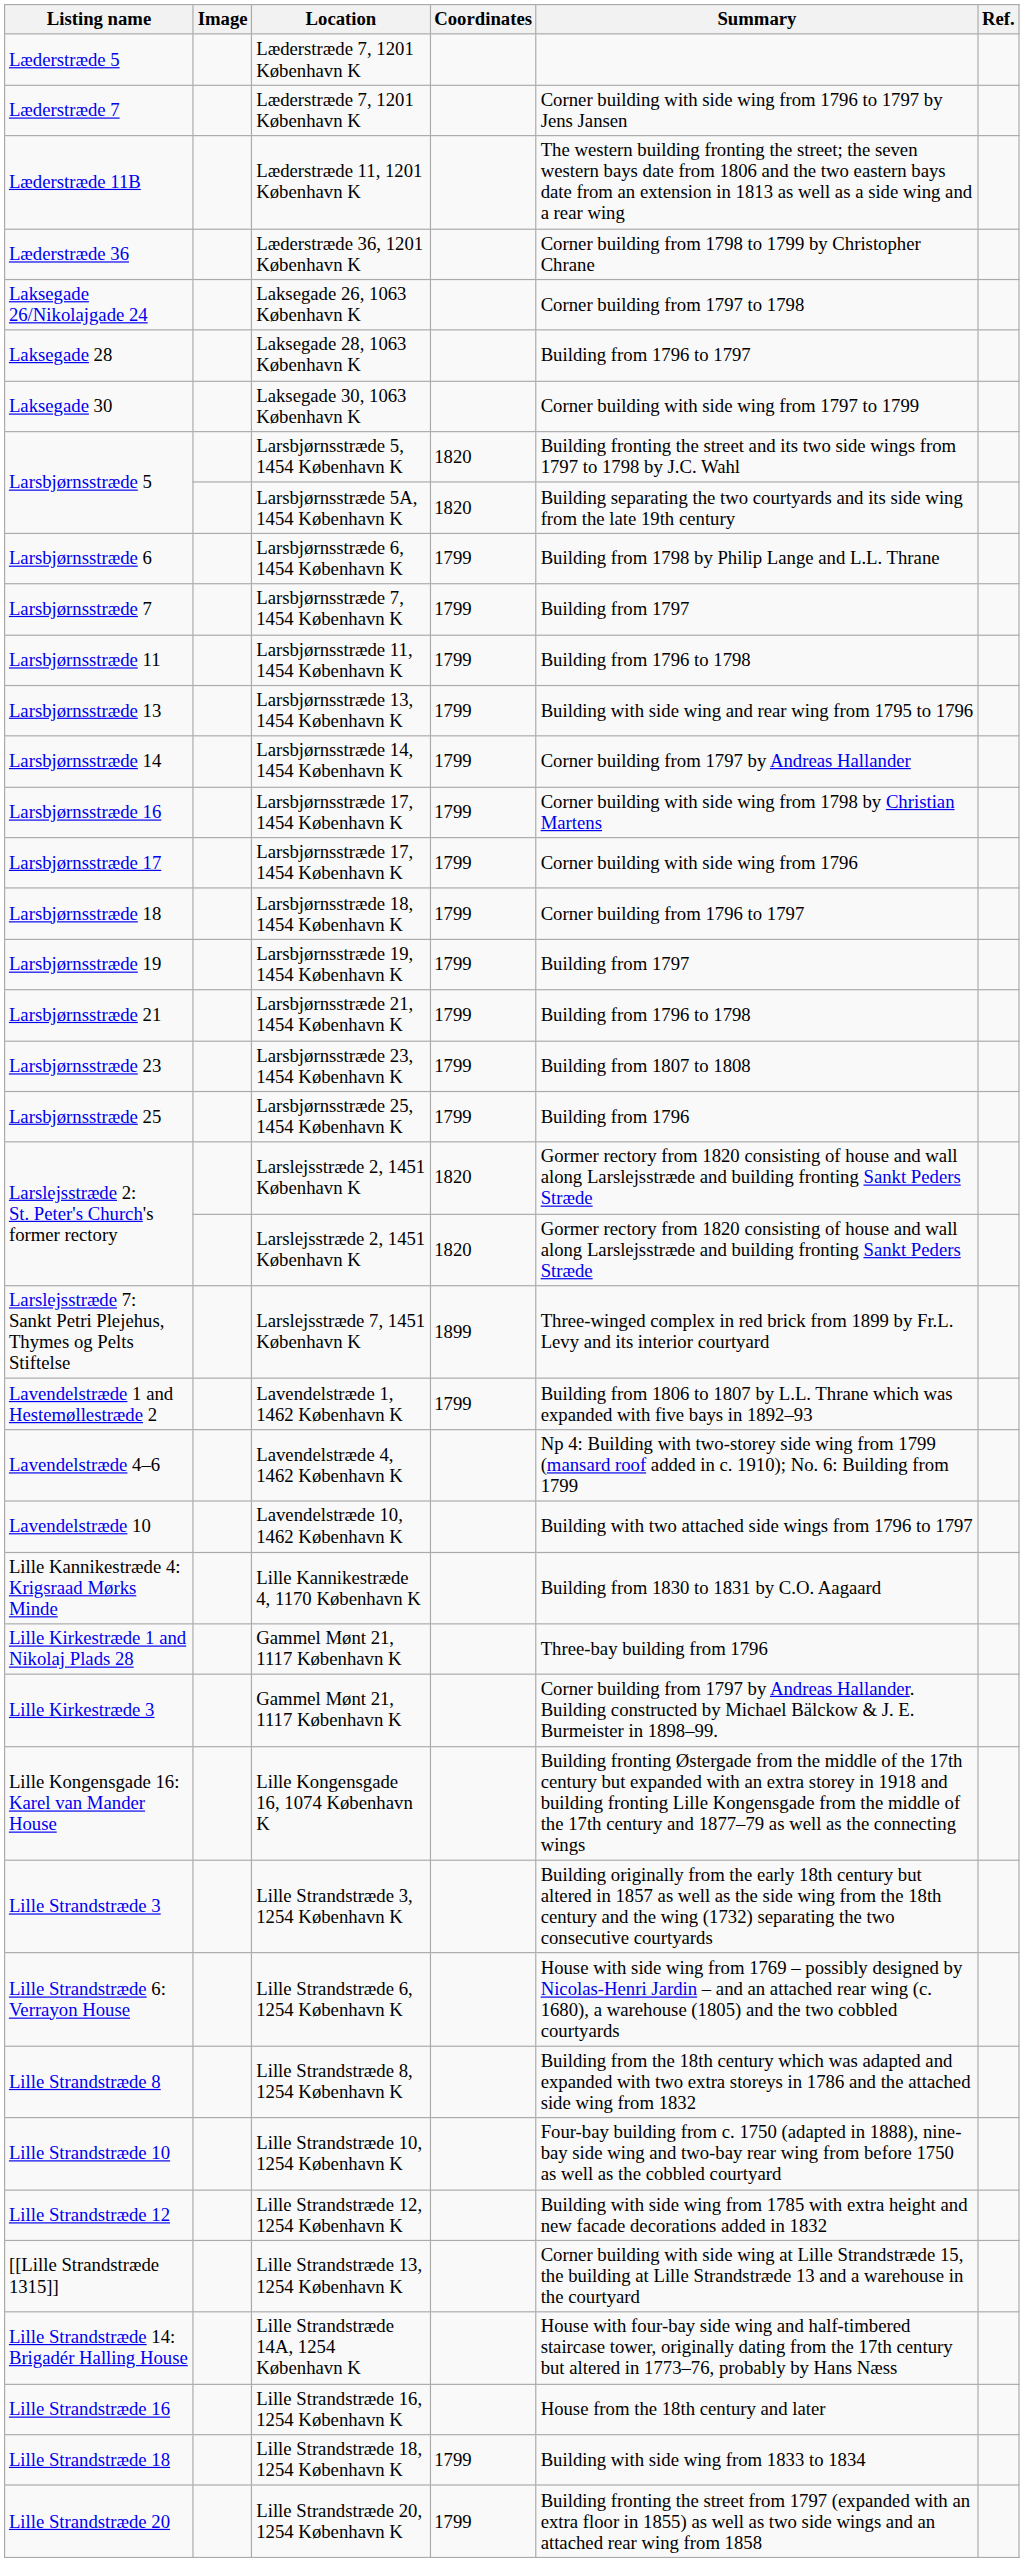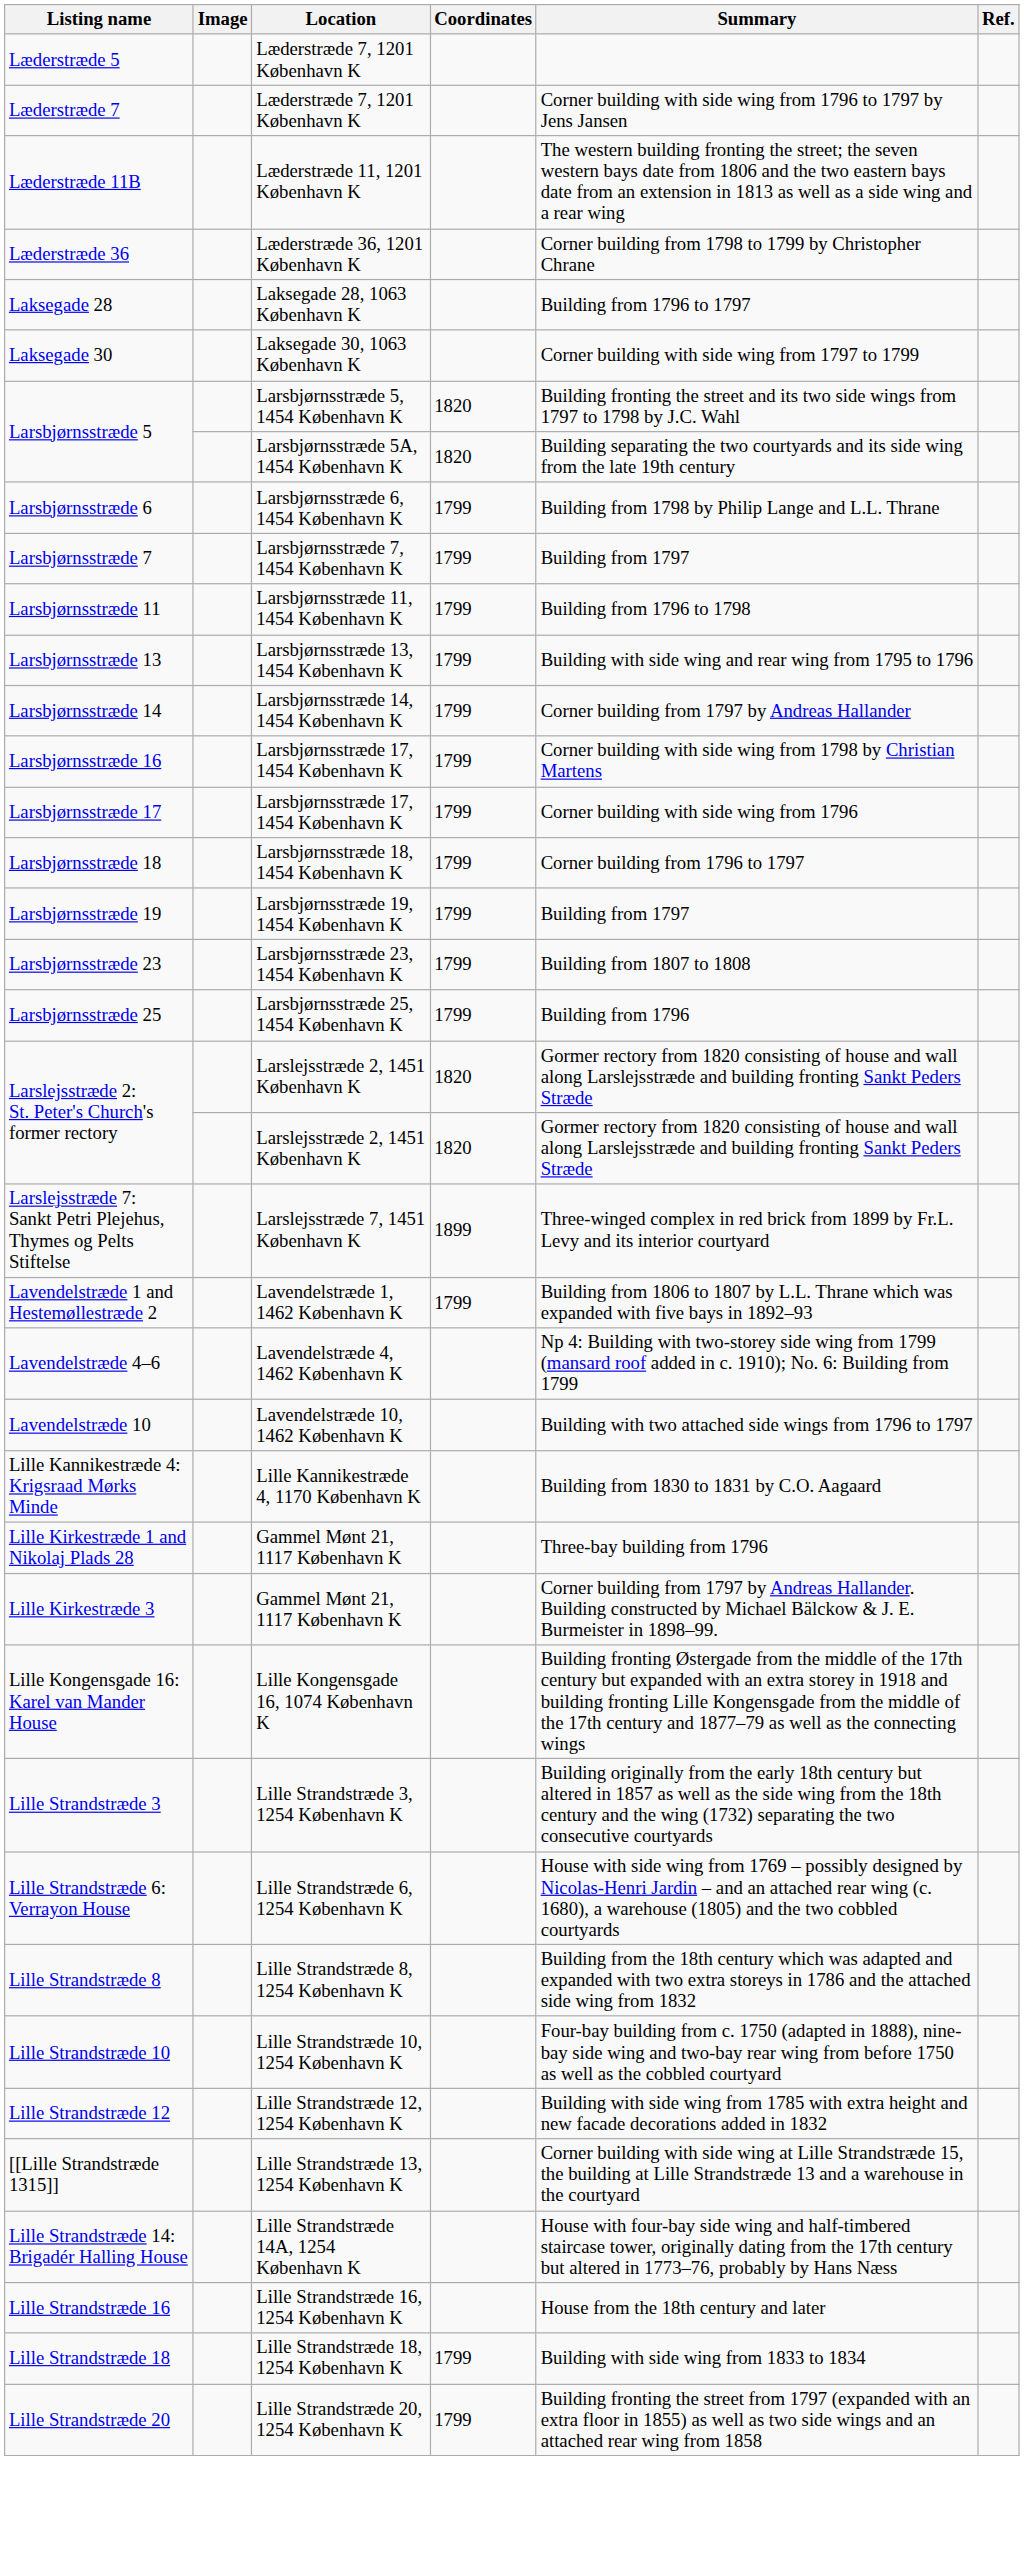- row: (78, 304)
- row: (85, 1015)
